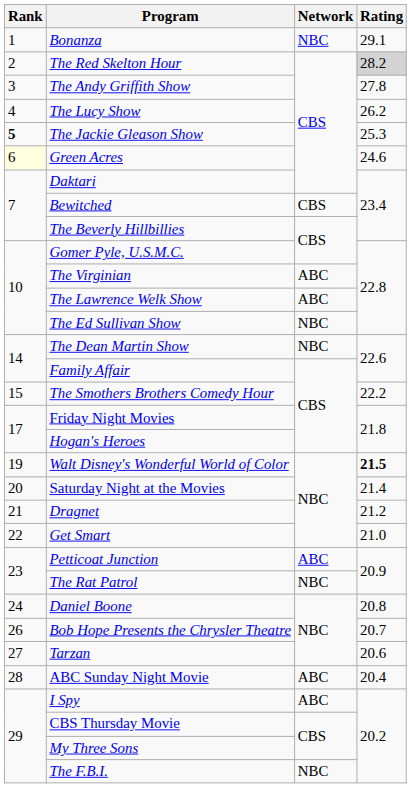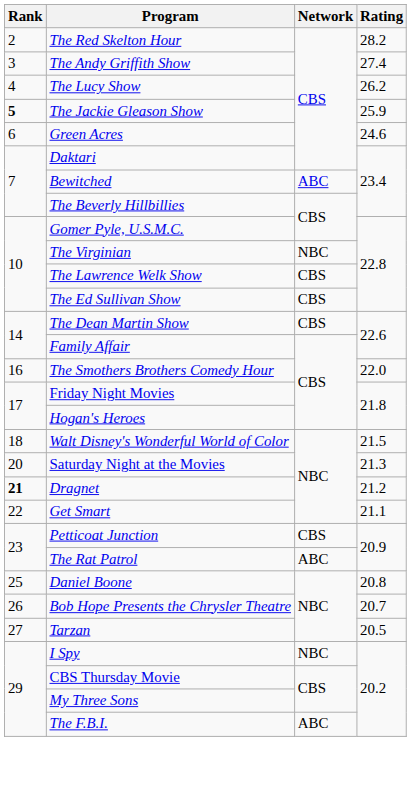- row: (76, 39)
(373, 63) lightgrey background -> (373, 39) no background
(373, 87) 27.8 -> (373, 63) 27.4
(373, 134) 25.3 -> (373, 110) 25.9
(12, 157) lightyellow background -> (12, 134) no background
(312, 205) CBS -> (313, 181) ABC
(313, 275) ABC -> (313, 252) NBC
(313, 299) ABC -> (312, 275) CBS
(313, 323) NBC -> (312, 299) CBS
(313, 346) NBC -> (312, 323) CBS
(15, 393) 15 -> (15, 370) 16
(373, 393) 22.2 -> (373, 370) 22.0
(15, 464) 19 -> (15, 441) 18
(373, 464) bold -> (373, 441) normal
(373, 488) 21.4 -> (373, 464) 21.3
(15, 511) normal -> (15, 488) bold
(373, 535) 21.0 -> (373, 511) 21.1
(313, 559) ABC -> (312, 535) CBS
(313, 582) NBC -> (313, 559) ABC
(15, 606) 24 -> (15, 582) 25
(373, 653) 20.6 -> (373, 629) 20.5
- row: (129, 677)
(313, 700) ABC -> (313, 653) NBC
(313, 771) NBC -> (313, 724) ABC
